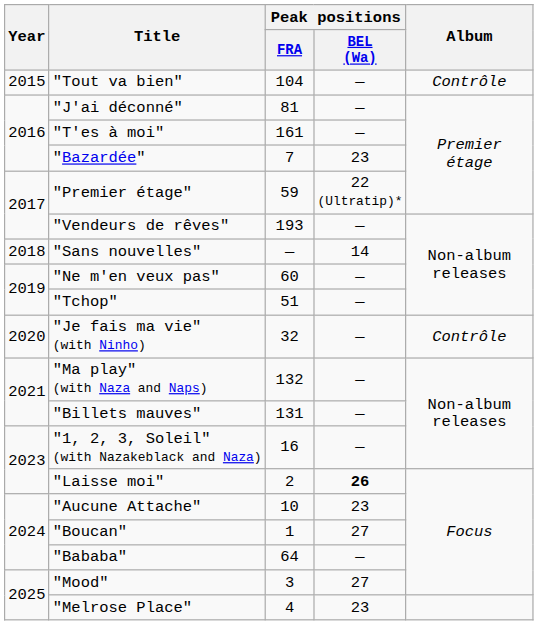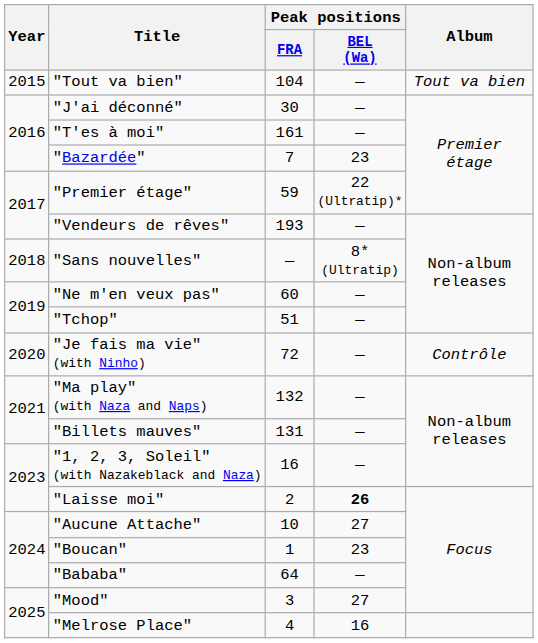(469, 82) Contrôle -> (469, 82) Tout va bien
(290, 108) 81 -> (290, 108) 30
(360, 252) 14 -> (360, 260) 8* (Ultratip)
(290, 336) 32 -> (290, 354) 72
(360, 507) 23 -> (360, 525) 27
(360, 532) 27 -> (360, 550) 23
(360, 608) 23 -> (360, 626) 16
